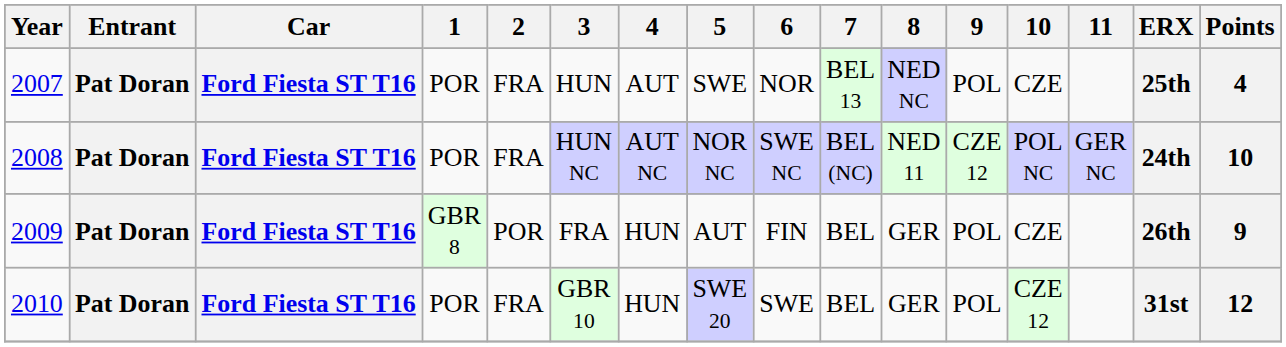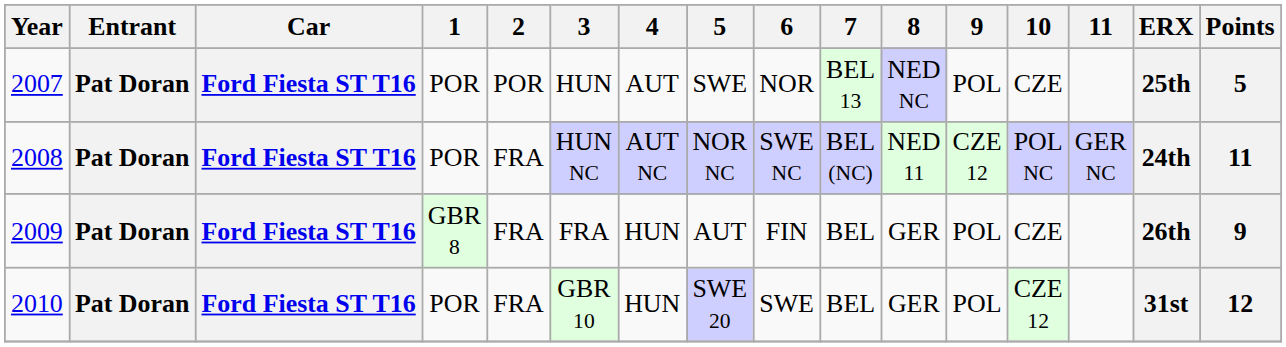(518, 84) FRA -> (518, 84) POR
(1240, 84) 4 -> (1240, 84) 5
(1240, 157) 10 -> (1240, 157) 11
(518, 231) POR -> (518, 231) FRA
